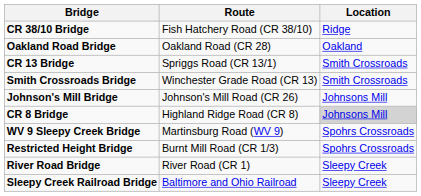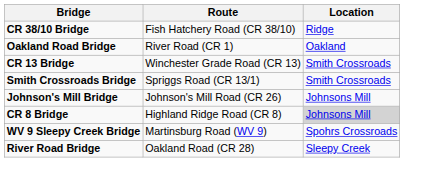(216, 47) Oakland Road (CR 28) -> (189, 47) River Road (CR 1)
(219, 64) Spriggs Road (CR 13/1) -> (223, 64) Winchester Grade Road (CR 13)
(240, 81) Winchester Grade Road (CR 13) -> (202, 81) Spriggs Road (CR 13/1)
- row: (70, 149)
(206, 166) River Road (CR 1) -> (200, 149) Oakland Road (CR 28)
- row: (82, 183)
